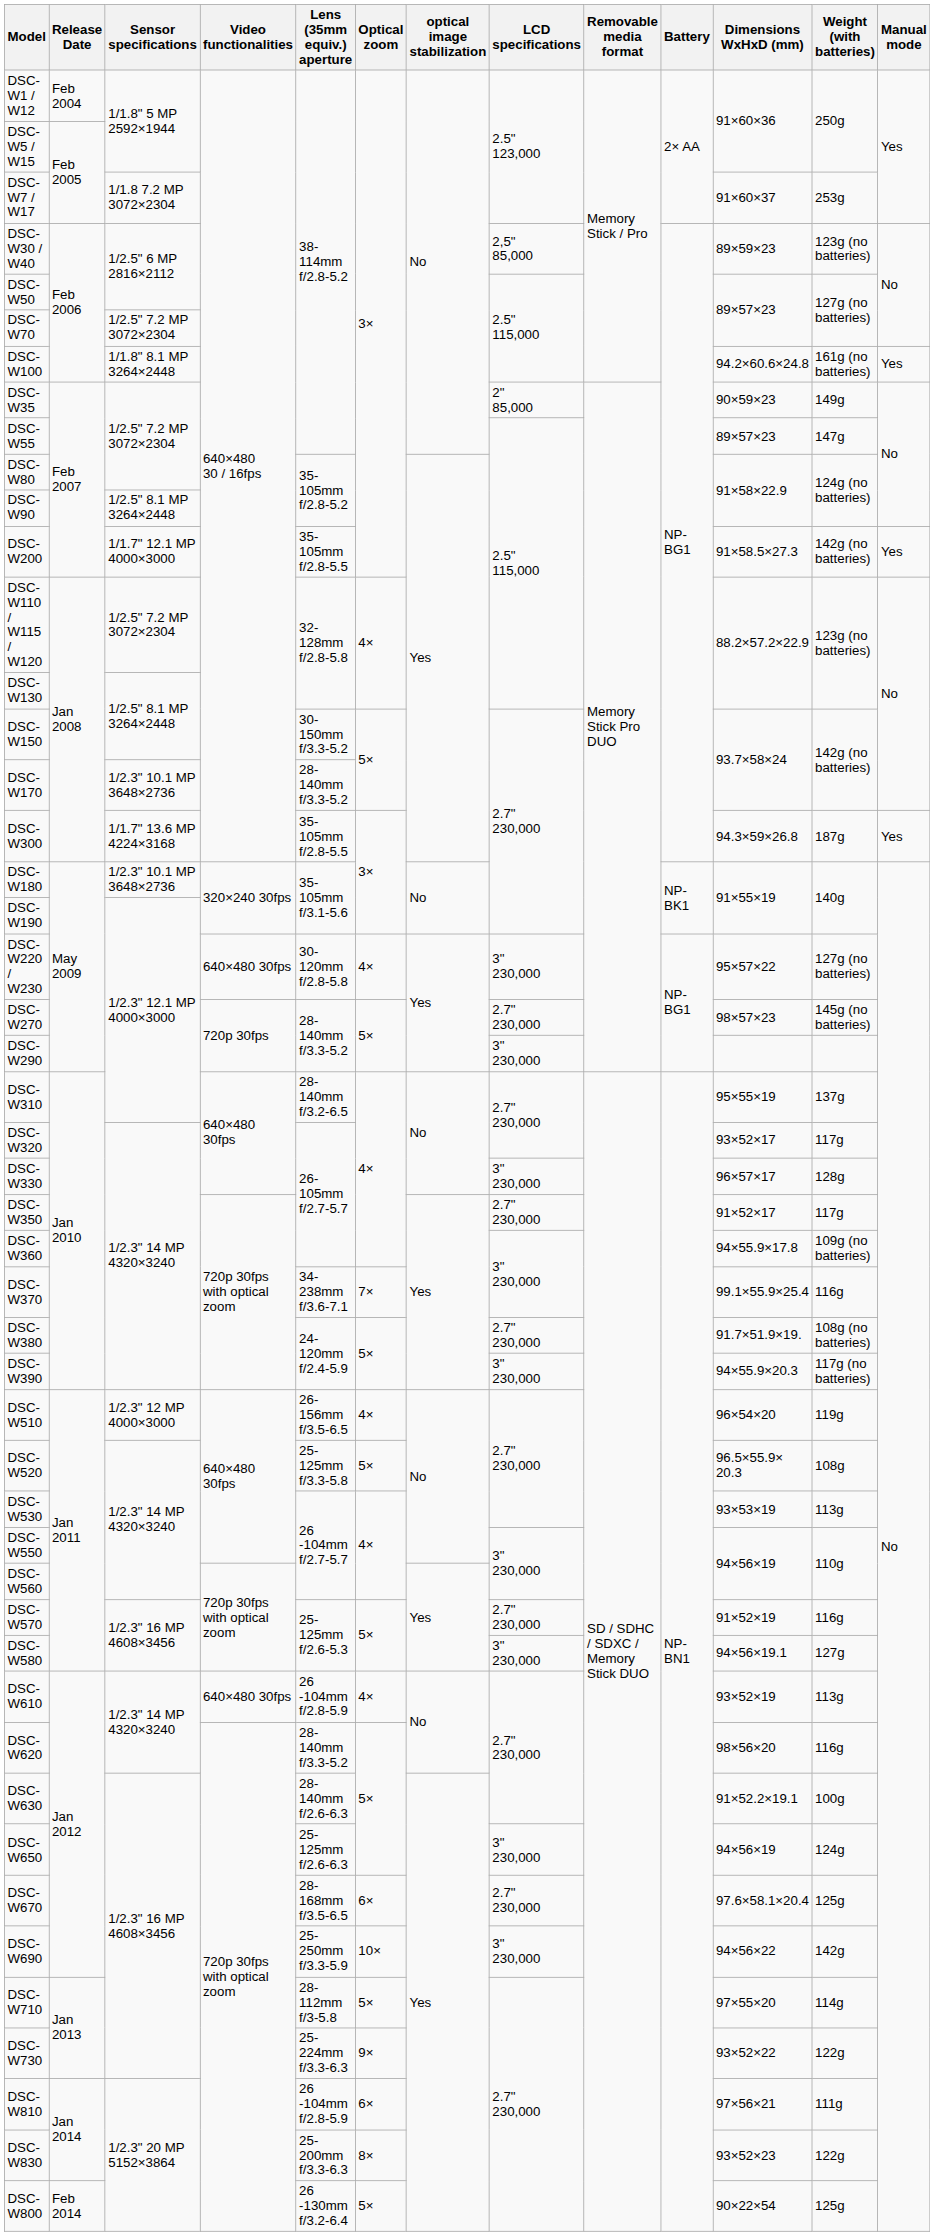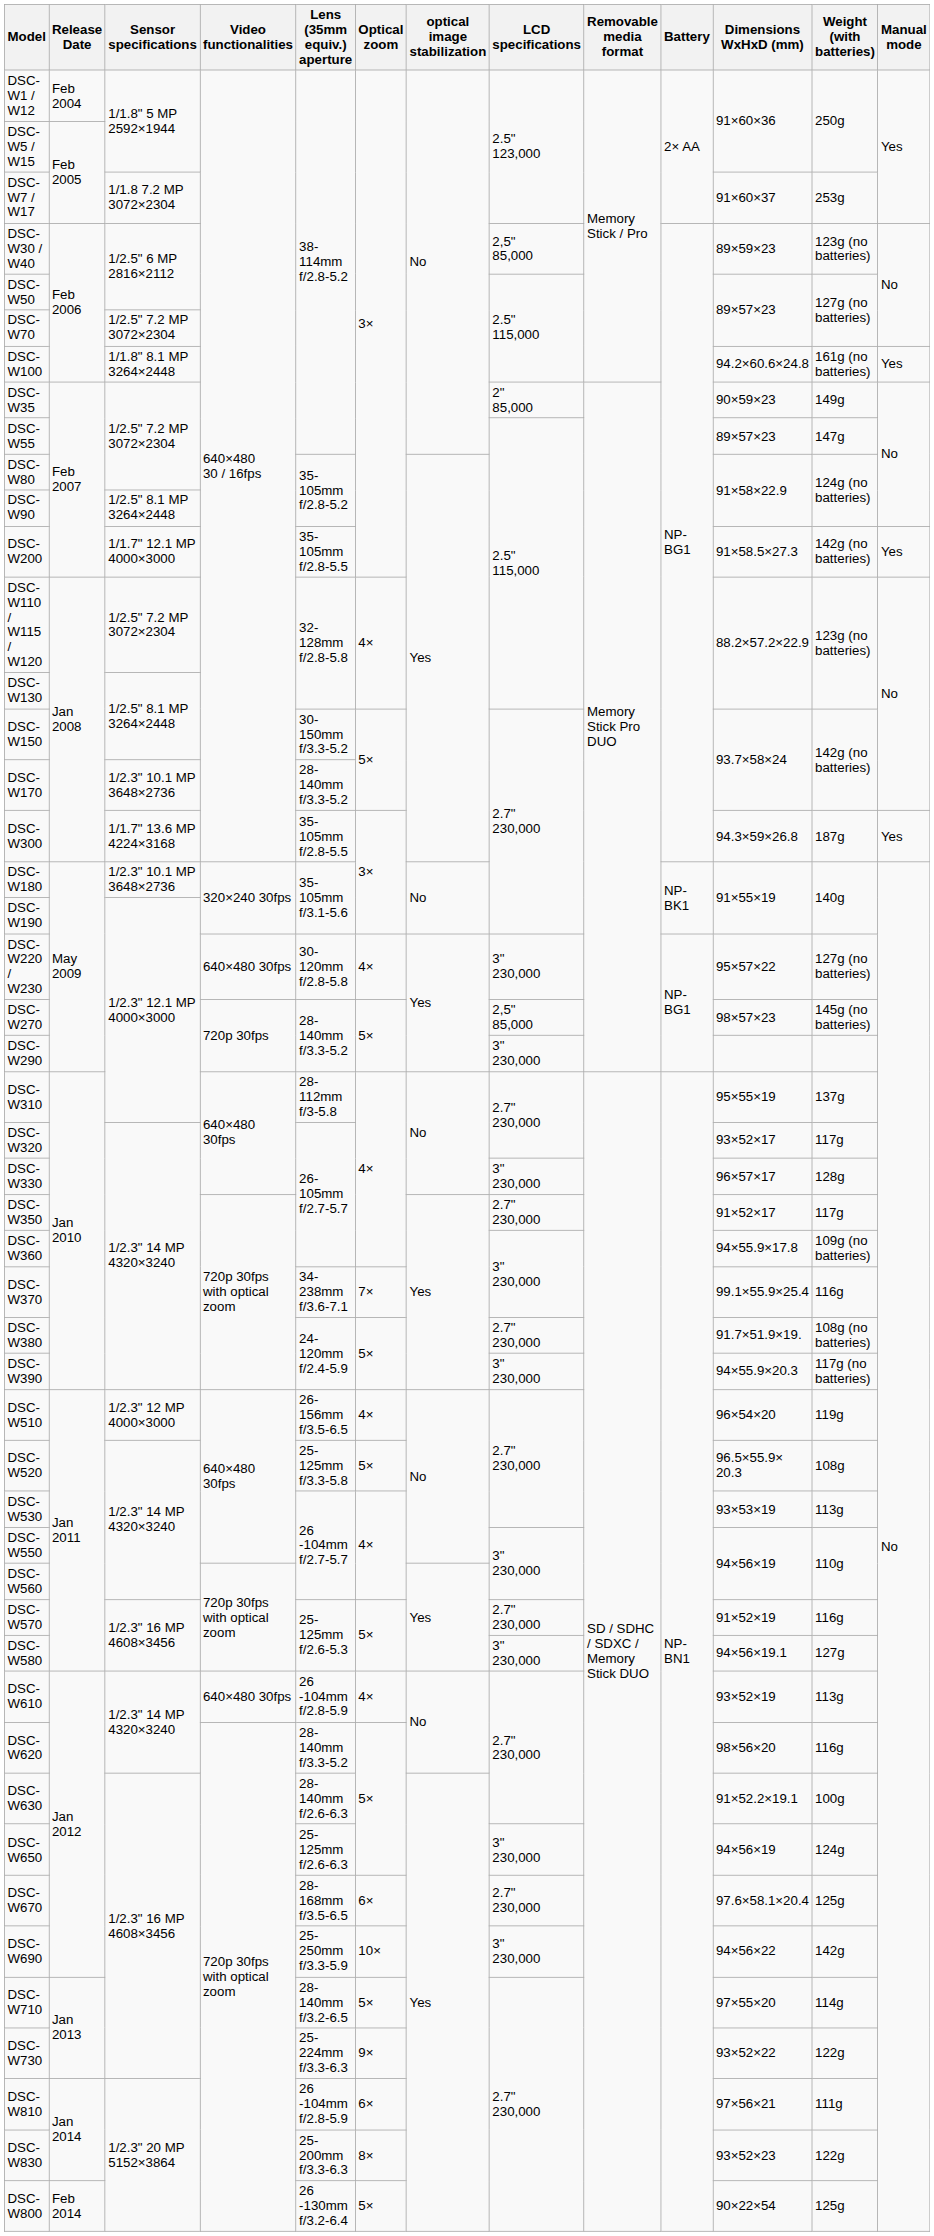(516, 1017) 2.7" 230,000 -> (513, 1017) 2,5" 85,000
(323, 1097) 28-140mm f/3.2-6.5 -> (321, 1097) 28-112mm f/3-5.8
(321, 2002) 28-112mm f/3-5.8 -> (323, 2002) 28-140mm f/3.2-6.5
